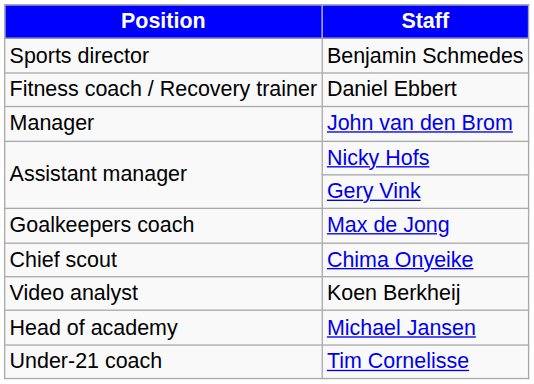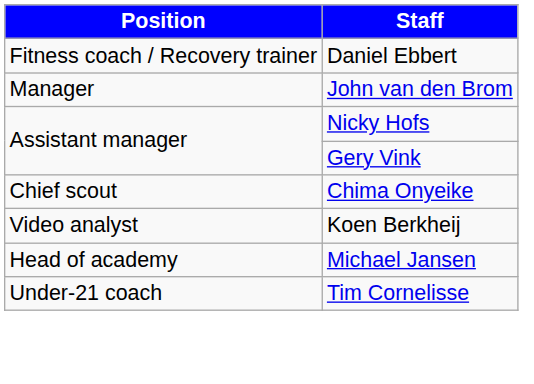- row: (425, 55)
- row: (388, 225)
